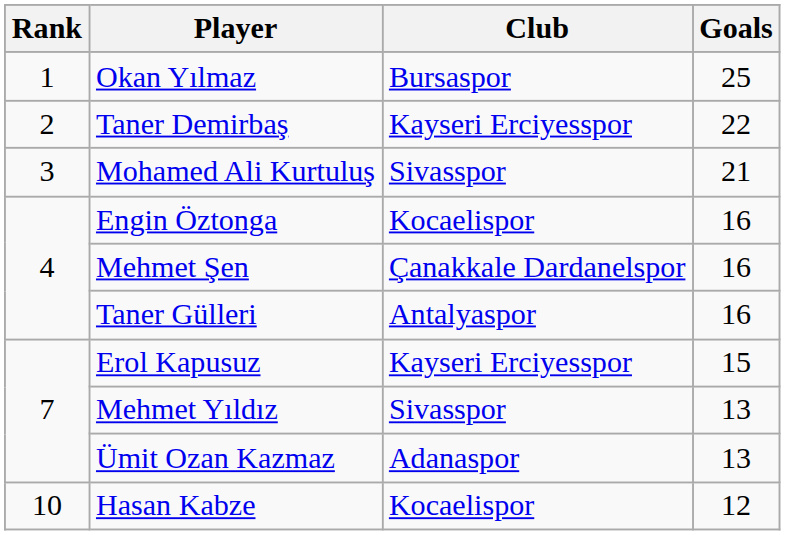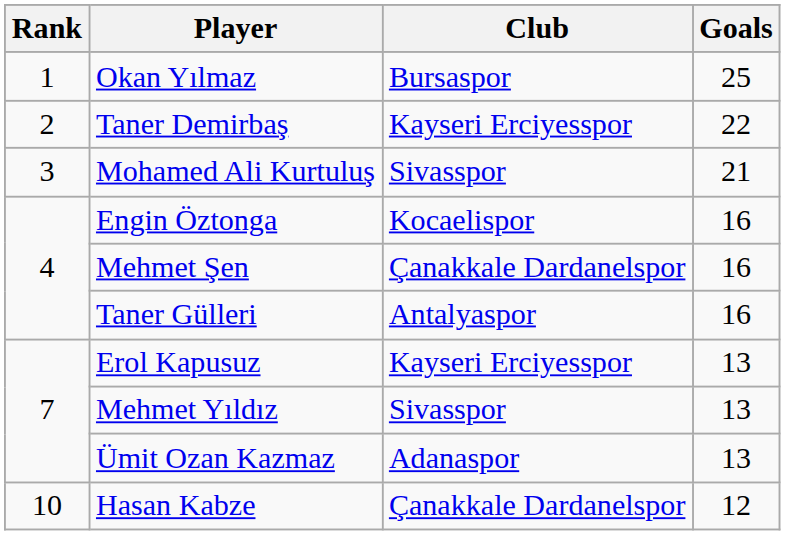(736, 362) 15 -> (736, 362) 13
(462, 505) Kocaelispor -> (537, 505) Çanakkale Dardanelspor
